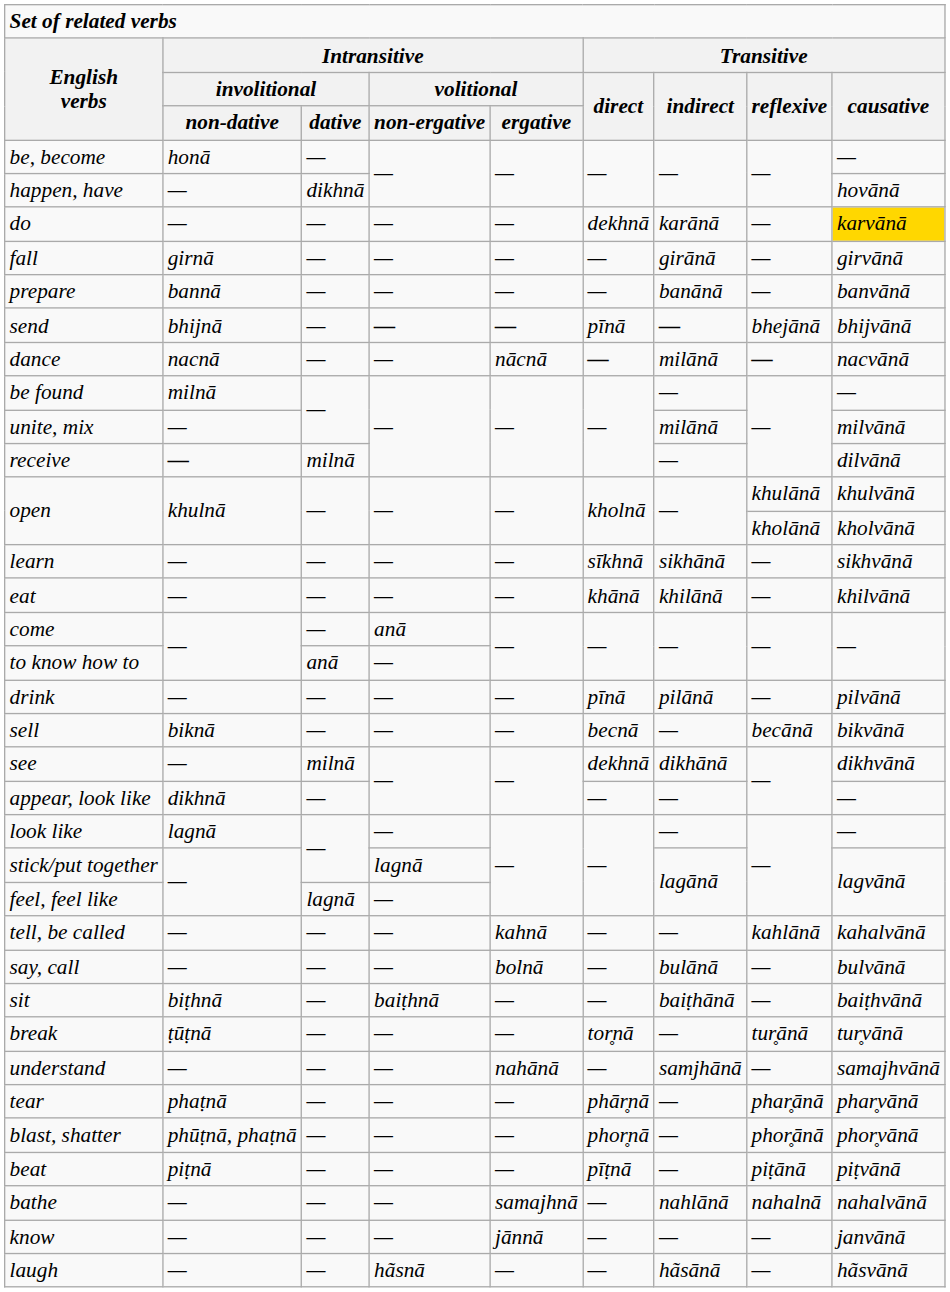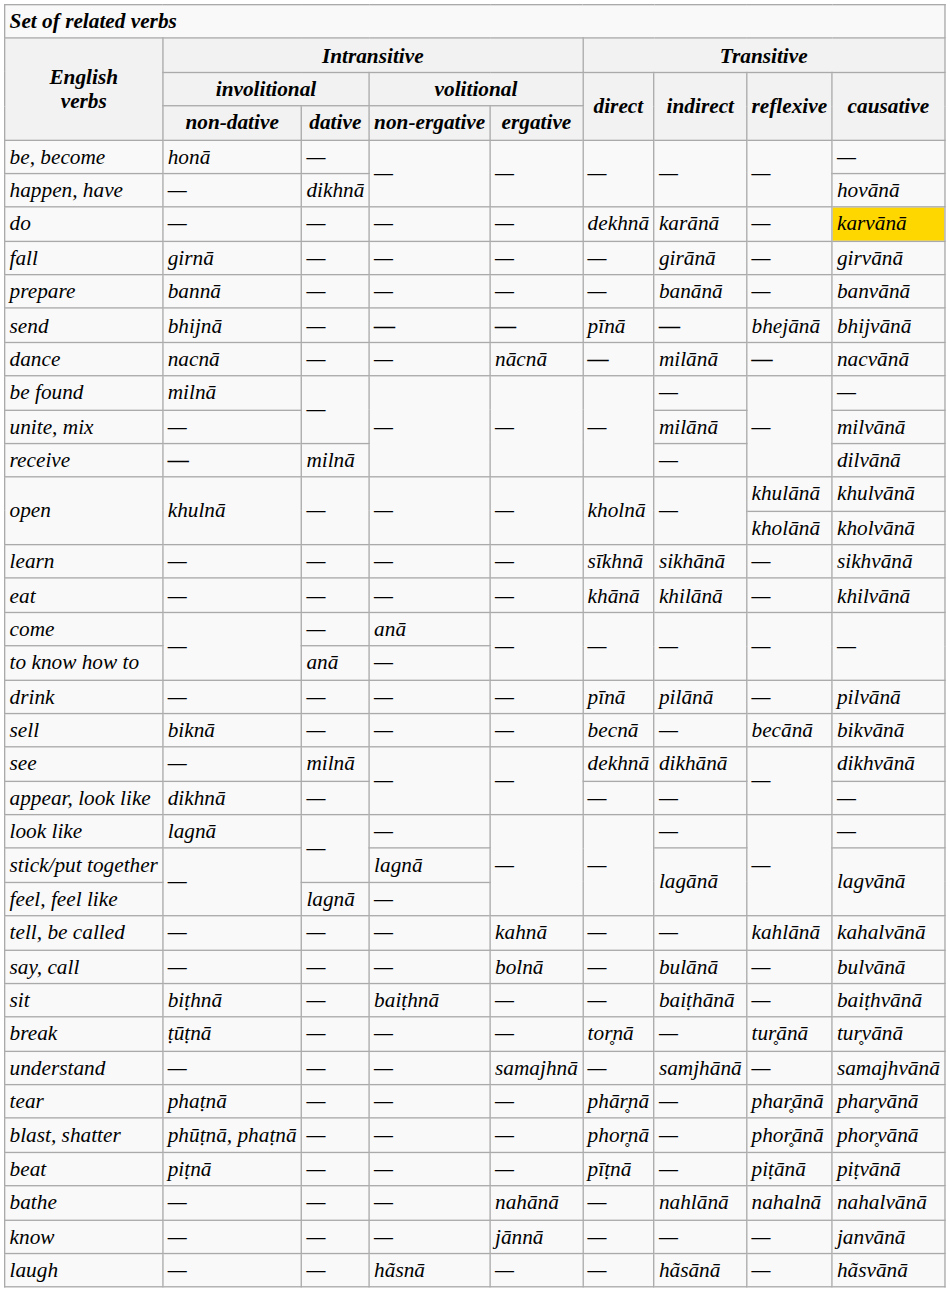(527, 1067) nahānā -> (536, 1067) samajhnā
(536, 1202) samajhnā -> (527, 1202) nahānā
